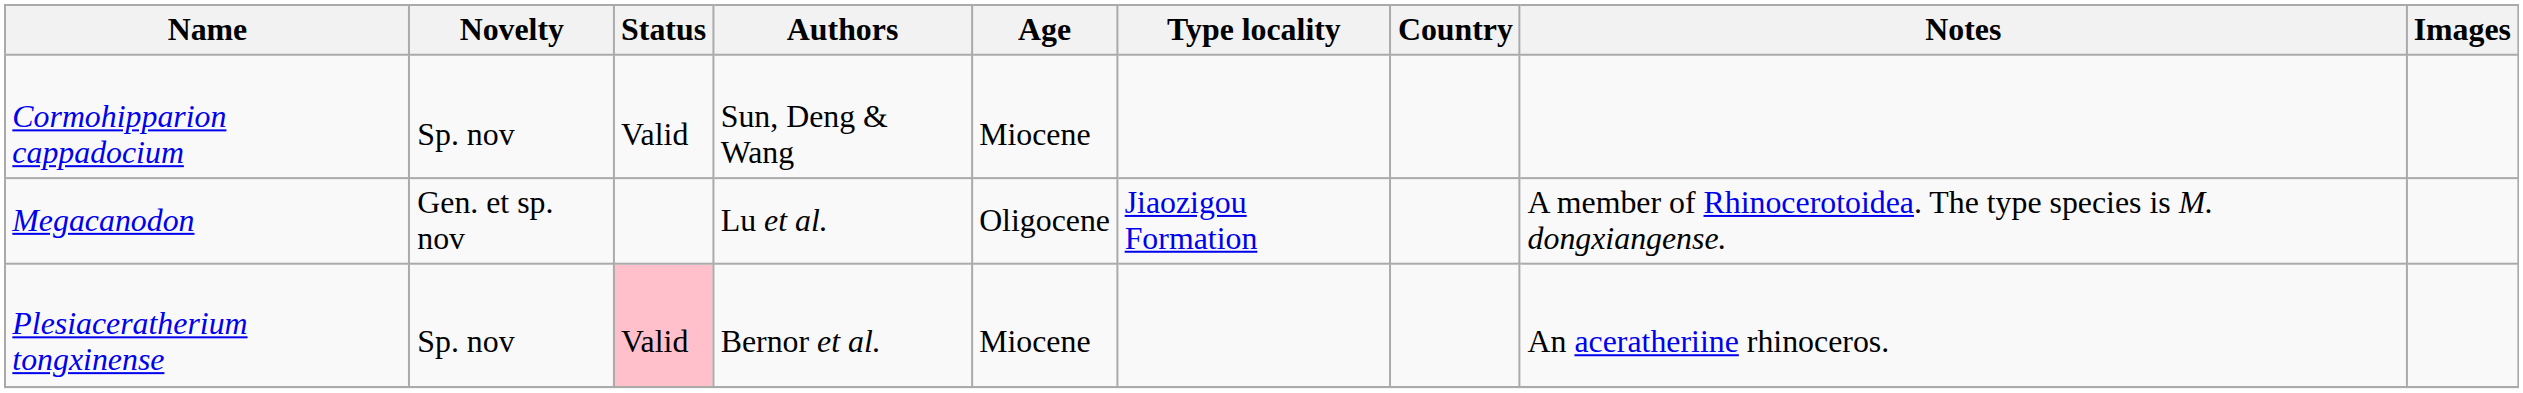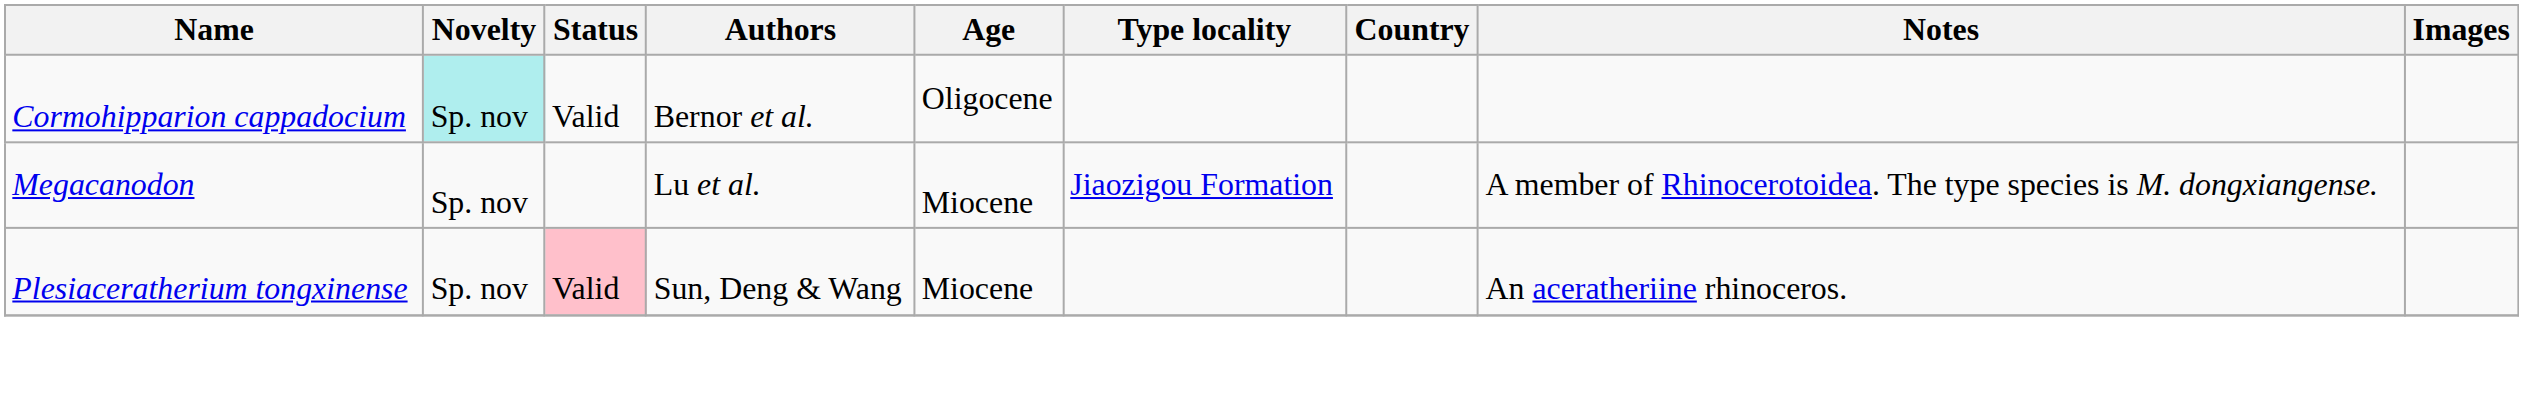(466, 133) no background -> (479, 116) paleturquoise background
(804, 133) Sun, Deng & Wang -> (734, 116) Bernor et al.
(1035, 133) Miocene -> (987, 98) Oligocene
(485, 220) Gen. et sp. nov -> (479, 202) Sp. nov
(1045, 220) Oligocene -> (977, 202) Miocene
(801, 342) Bernor et al. -> (778, 288) Sun, Deng & Wang
